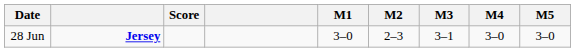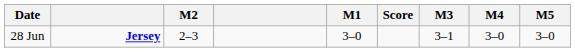columns swapped: (184, 15) <-> (393, 15)
